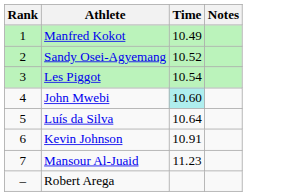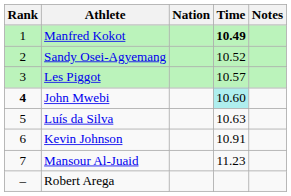+ column: (191, 14)
(187, 35) normal -> (231, 35) bold
(187, 77) 10.54 -> (231, 77) 10.57
(23, 98) normal -> (23, 98) bold
(187, 118) 10.64 -> (231, 118) 10.63
